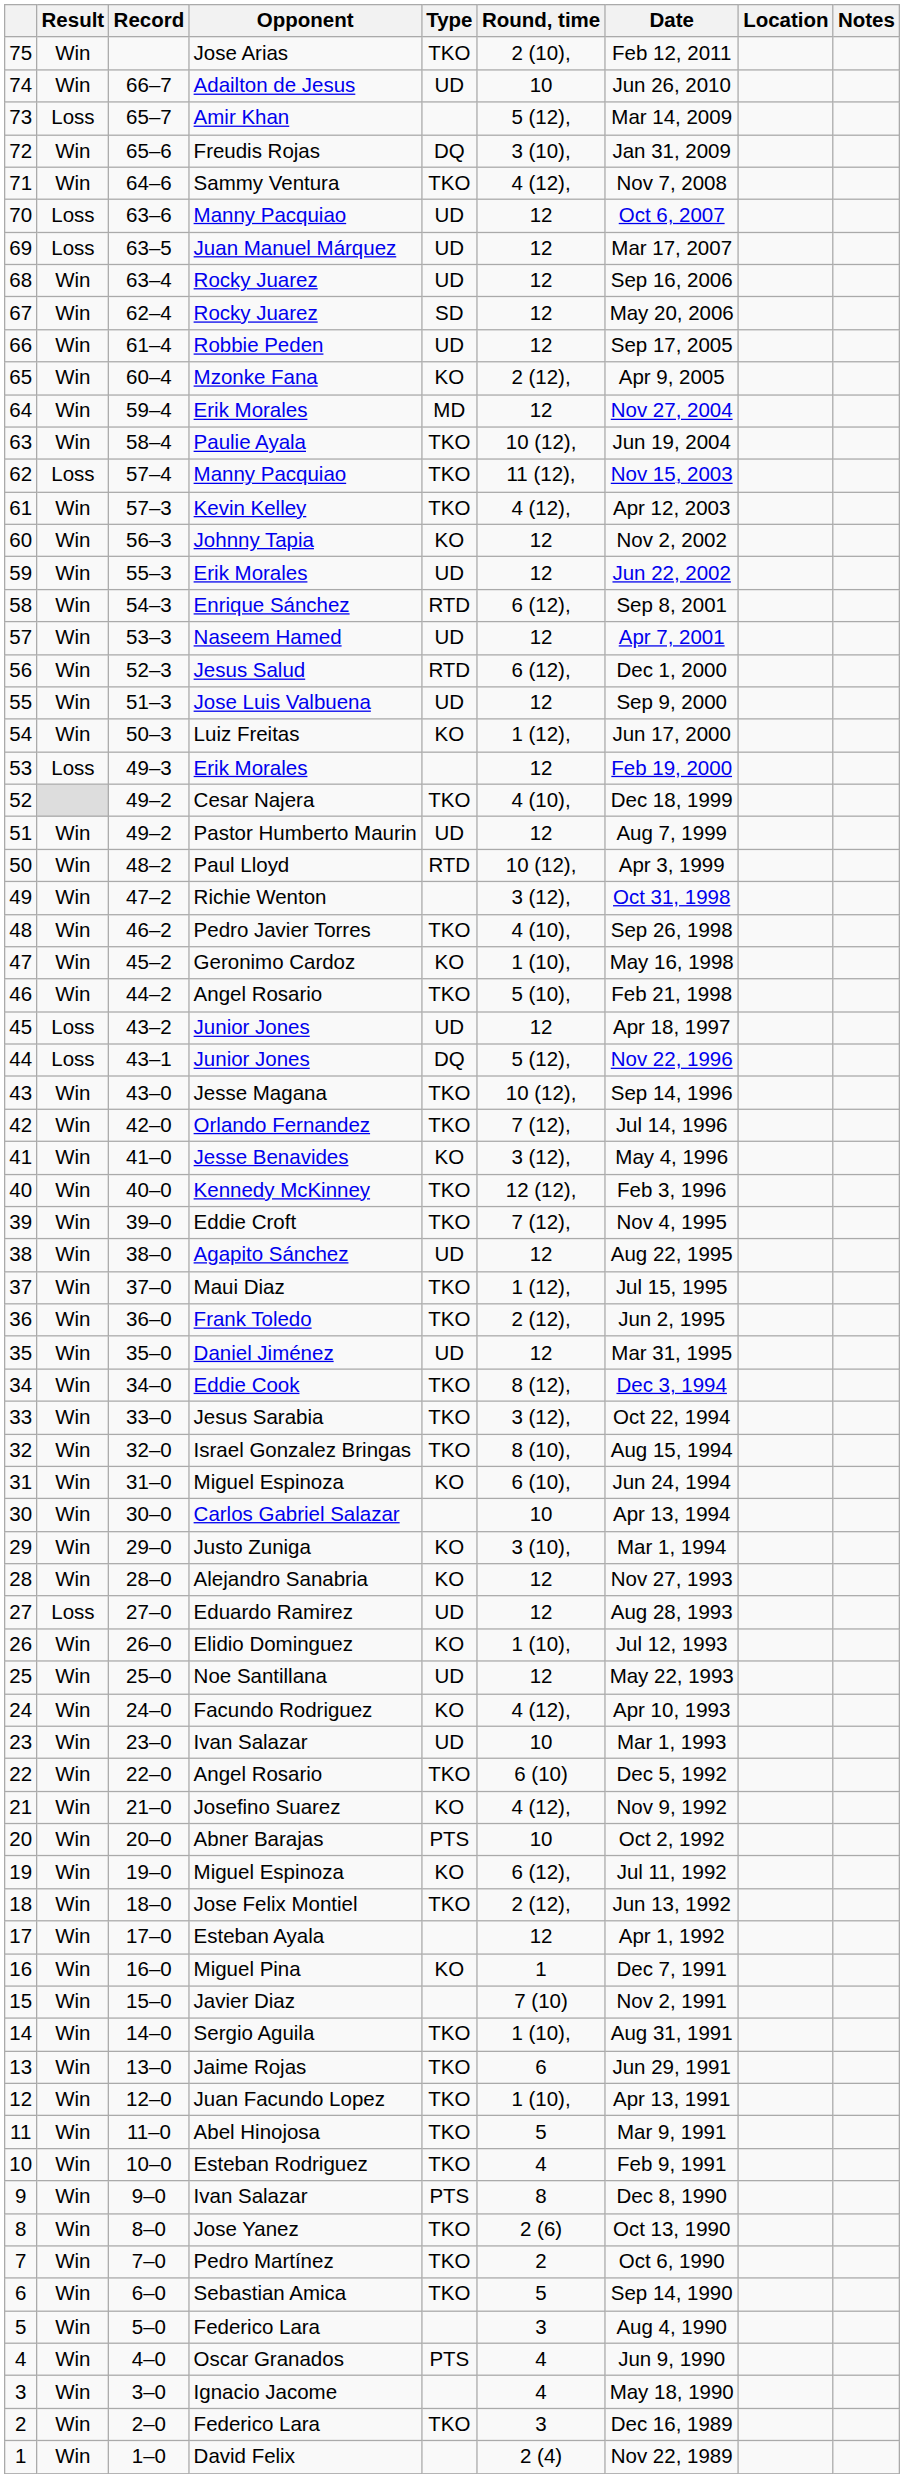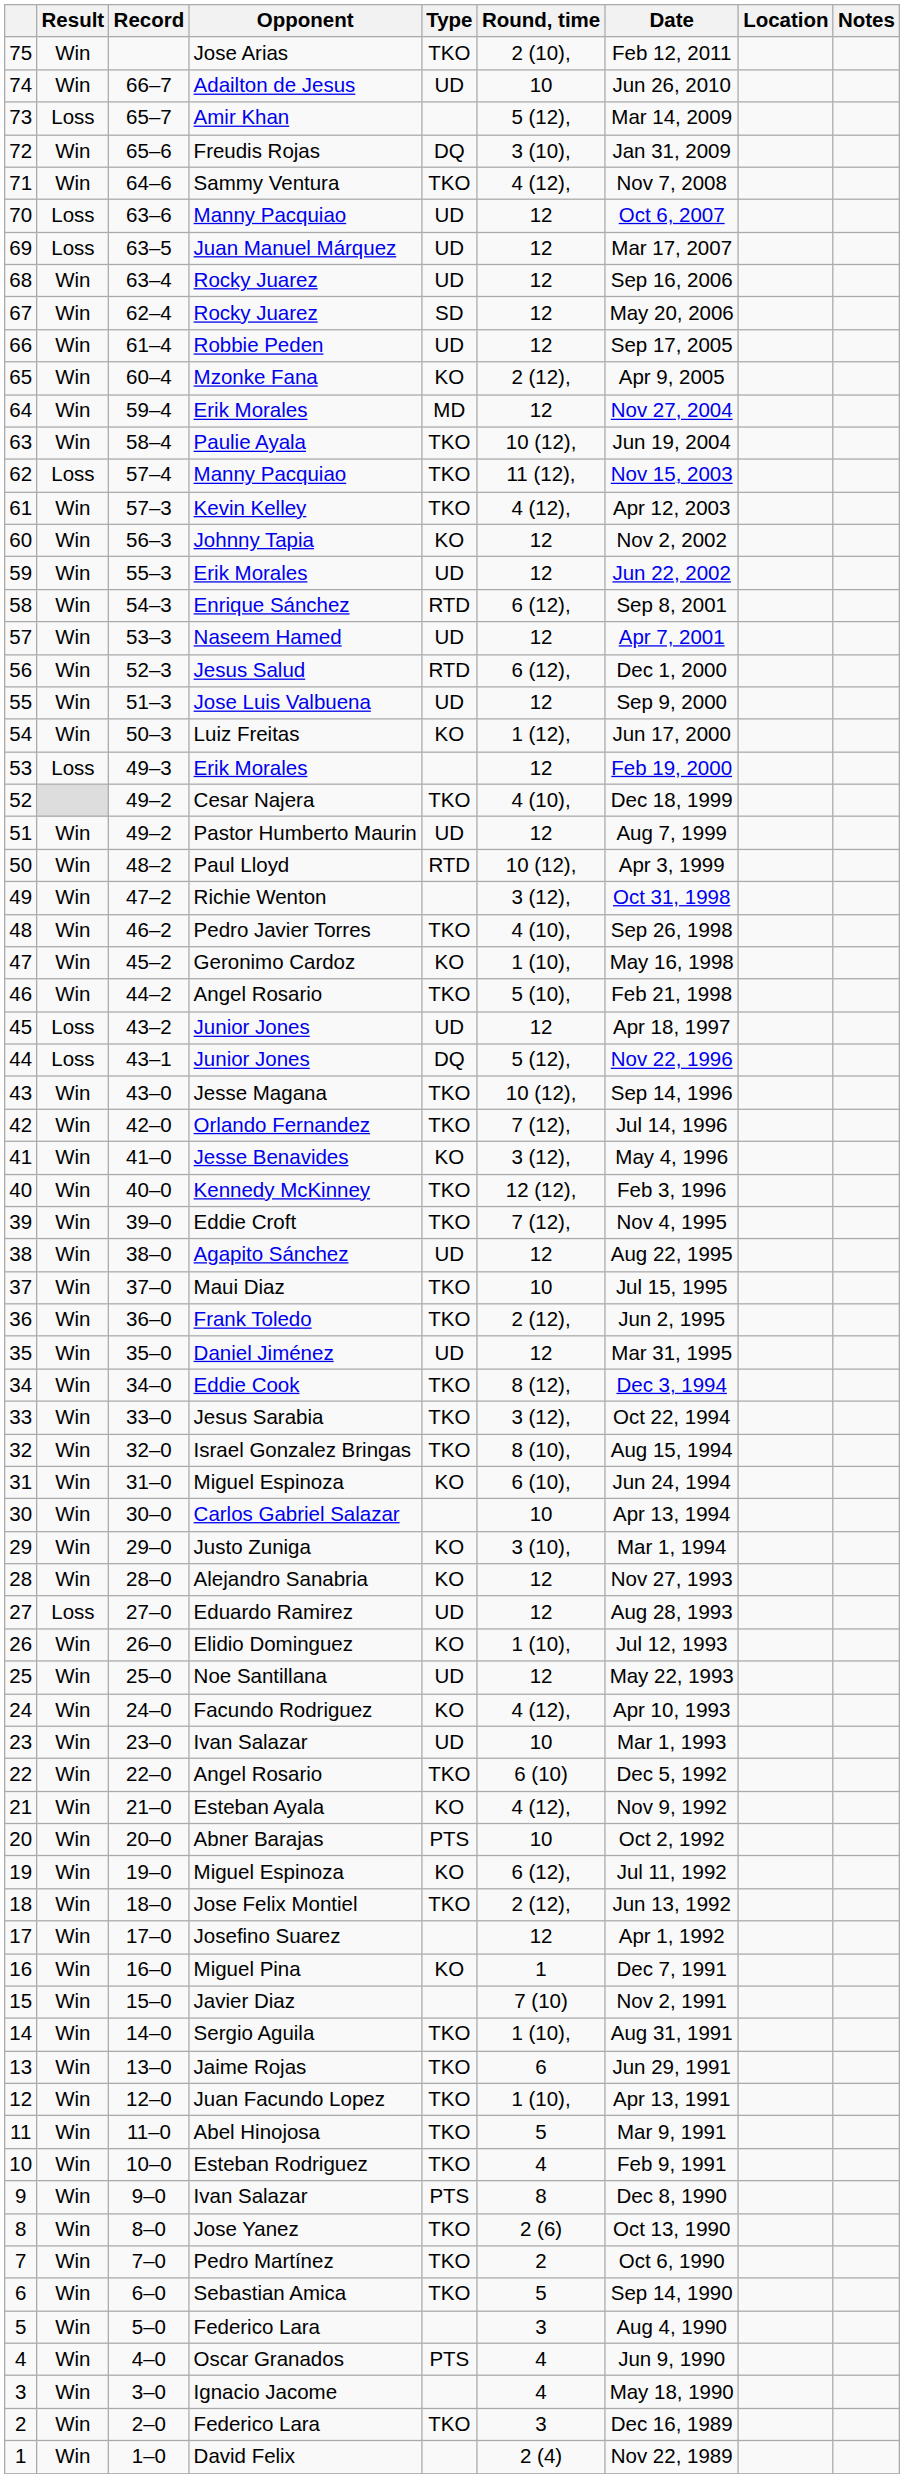(541, 1287) 1 (12), -> (541, 1287) 10
(267, 1807) Josefino Suarez -> (259, 1807) Esteban Ayala
(259, 1937) Esteban Ayala -> (267, 1937) Josefino Suarez
